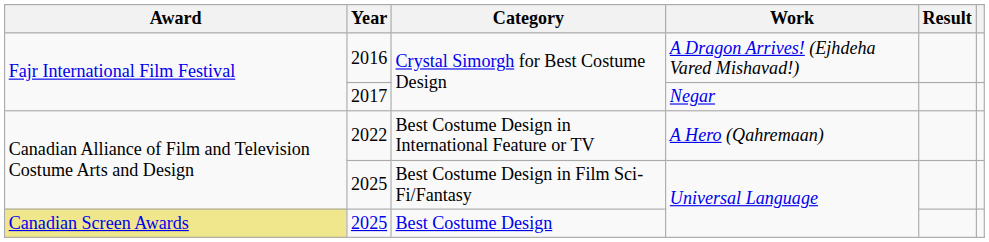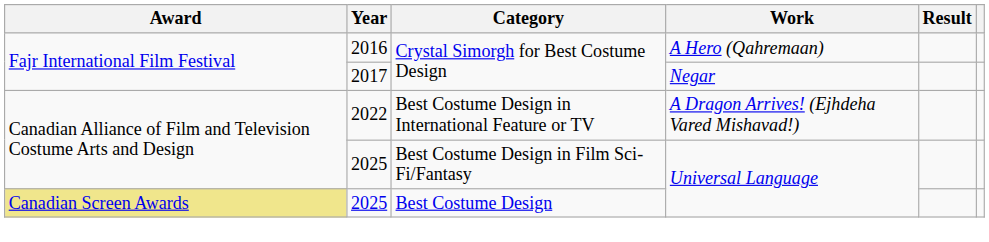(773, 57) A Dragon Arrives! (Ejhdeha Vared Mishavad!) -> (747, 47) A Hero (Qahremaan)
(747, 135) A Hero (Qahremaan) -> (773, 115) A Dragon Arrives! (Ejhdeha Vared Mishavad!)
